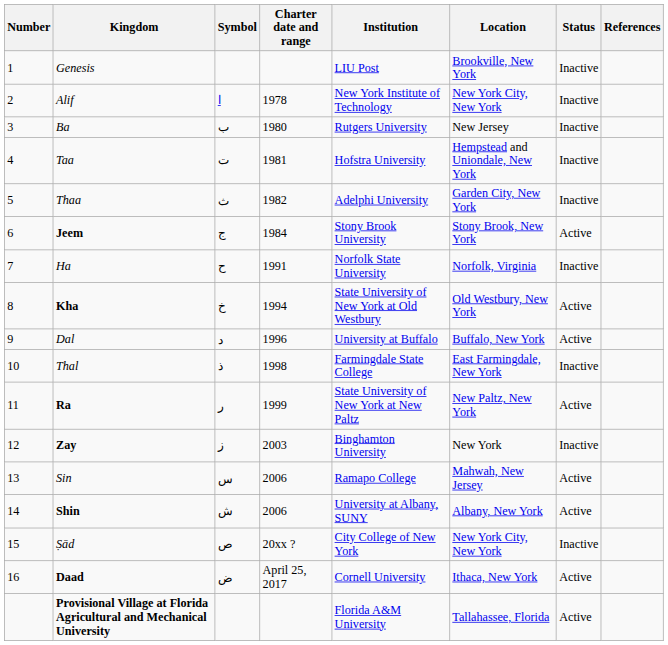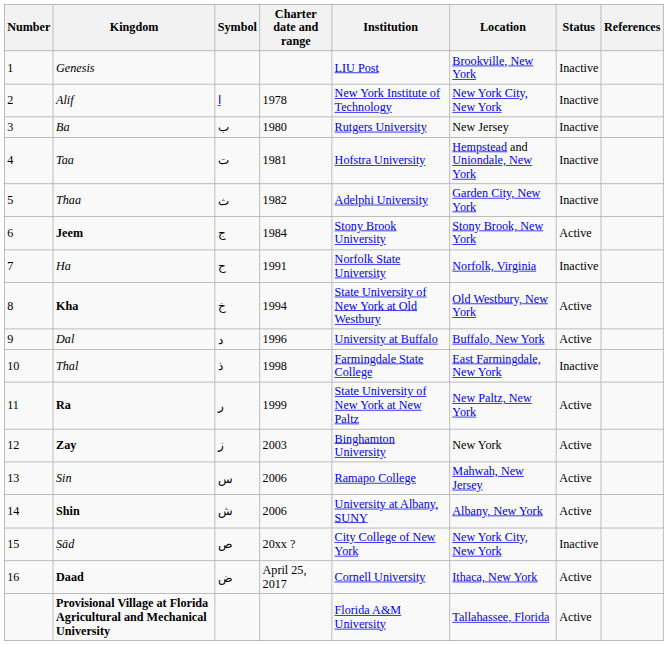(579, 445) Inactive -> (575, 445) Active
